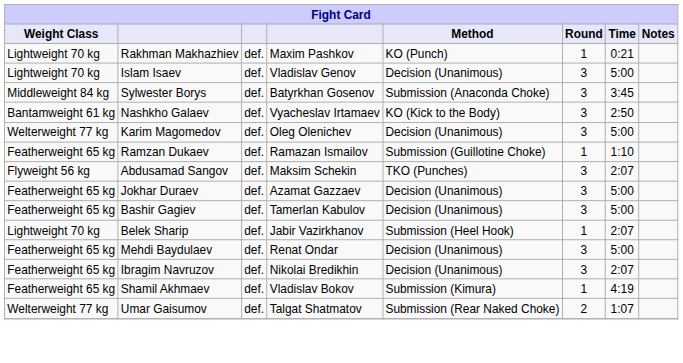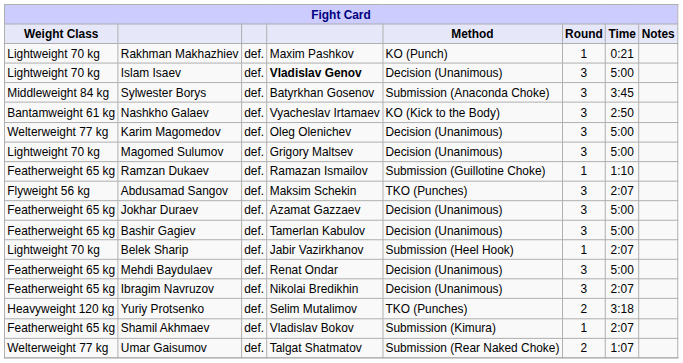(313, 73) normal -> (316, 73) bold
+ row: (172, 151)
+ row: (162, 308)
(622, 289) 4:19 -> (622, 328) 2:07
